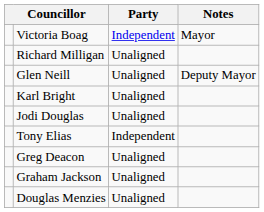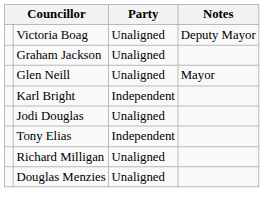(143, 34) Independent -> (138, 34) Unaligned
(198, 34) Mayor -> (218, 34) Deputy Mayor
rows swapped: (59, 177) <-> (60, 55)
(218, 75) Deputy Mayor -> (198, 75) Mayor
(138, 95) Unaligned -> (143, 95) Independent
- row: (50, 156)
